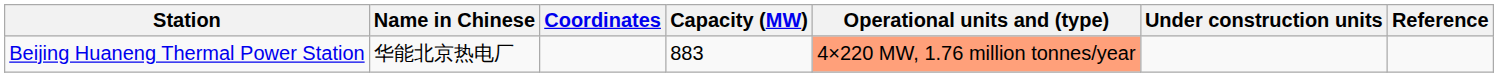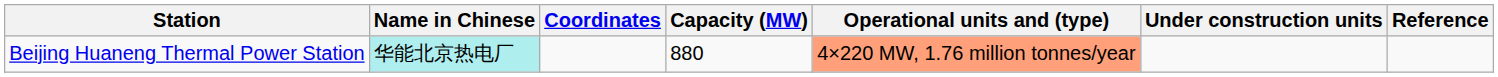(444, 53) no background -> (444, 53) paleturquoise background
(687, 53) 883 -> (687, 53) 880
